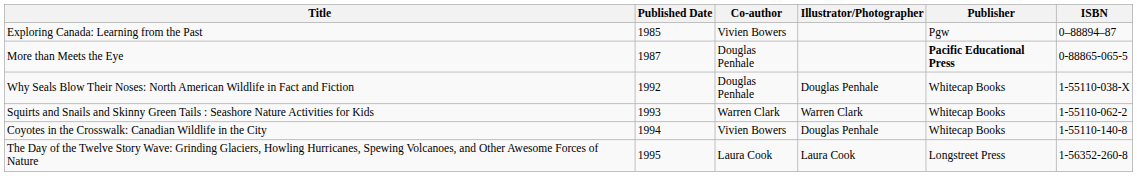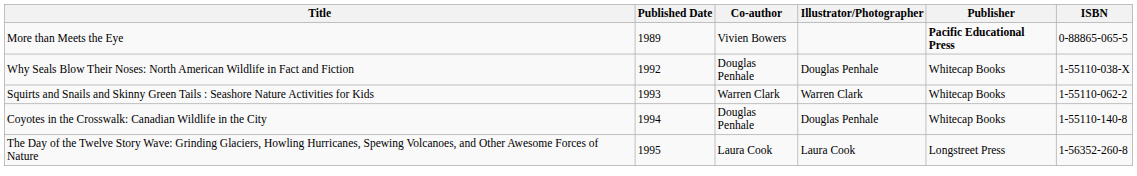- row: (105, 31)
(649, 56) 1987 -> (649, 38) 1989
(737, 56) Douglas Penhale -> (752, 38) Vivien Bowers
(752, 130) Vivien Bowers -> (737, 119) Douglas Penhale
